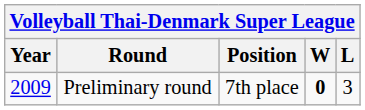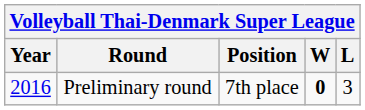(31, 88) 2009 -> (31, 88) 2016
